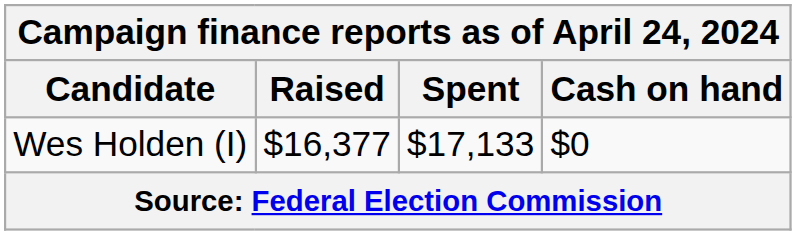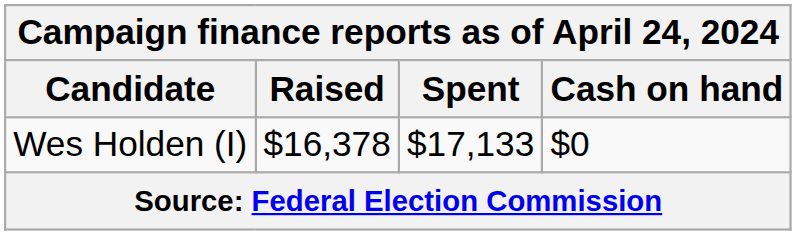(327, 144) $16,377 -> (327, 144) $16,378
